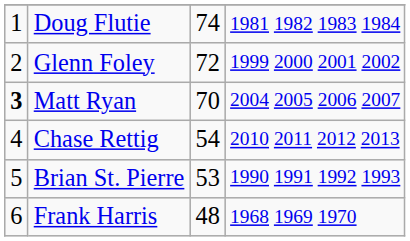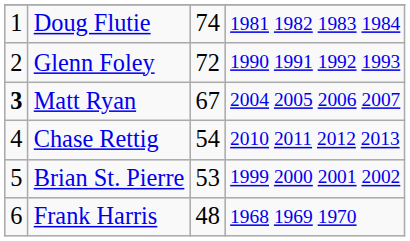(315, 62) 1999 2000 2001 2002 -> (315, 62) 1990 1991 1992 1993
(208, 100) 70 -> (208, 100) 67
(315, 178) 1990 1991 1992 1993 -> (315, 178) 1999 2000 2001 2002
